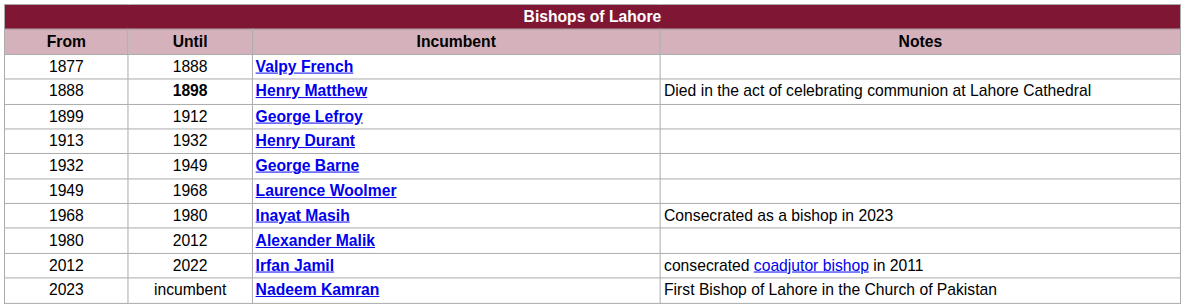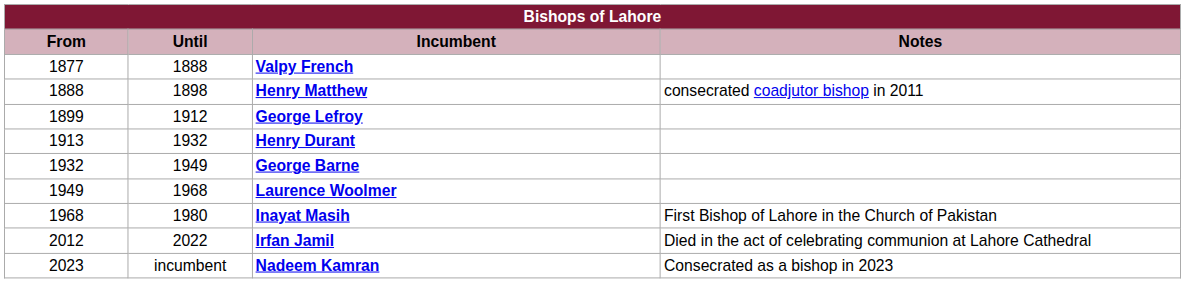(190, 91) bold -> (190, 91) normal
(878, 91) Died in the act of celebrating communion at Lahore Cathedral -> (794, 91) consecrated coadjutor bishop in 2011
(779, 215) Consecrated as a bishop in 2023 -> (831, 215) First Bishop of Lahore in the Church of Pakistan
- row: (315, 240)
(794, 265) consecrated coadjutor bishop in 2011 -> (878, 240) Died in the act of celebrating communion at Lahore Cathedral
(831, 290) First Bishop of Lahore in the Church of Pakistan -> (779, 265) Consecrated as a bishop in 2023
